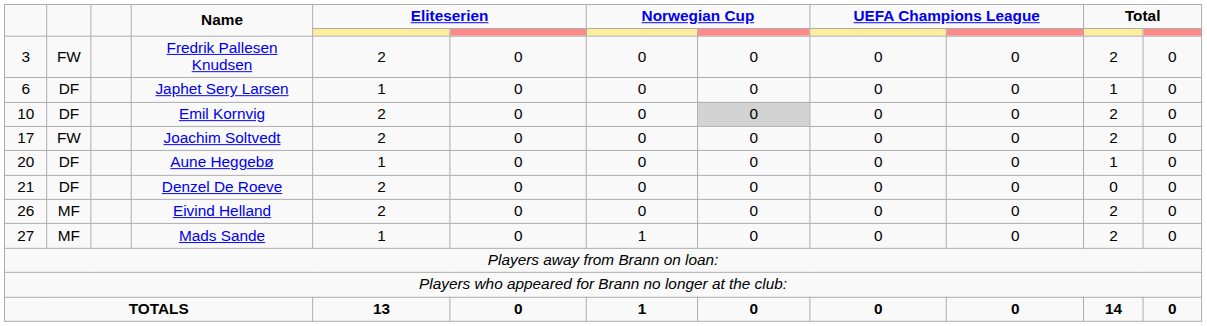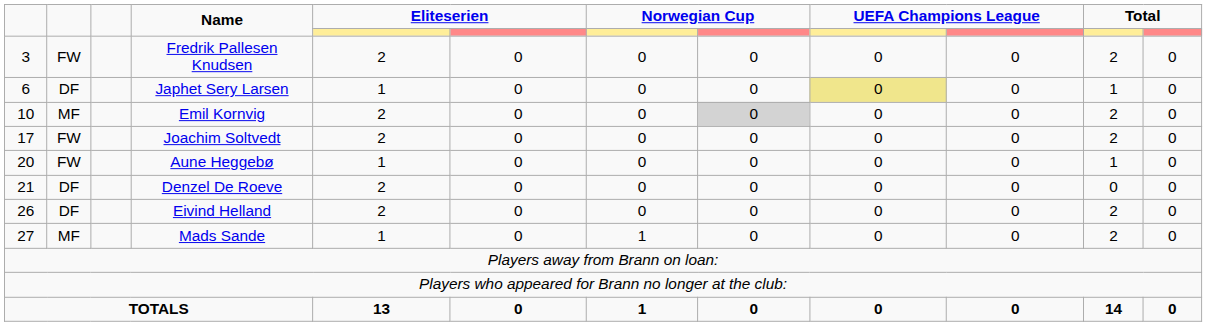(878, 89) no background -> (878, 89) khaki background
(69, 114) DF -> (69, 114) MF
(69, 162) DF -> (69, 162) FW
(69, 211) MF -> (69, 211) DF
